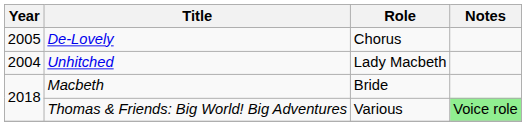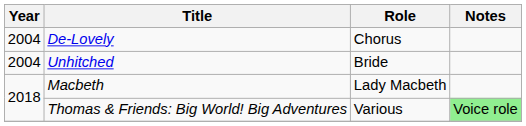(24, 39) 2005 -> (24, 39) 2004
(400, 62) Lady Macbeth -> (371, 62) Bride
(371, 86) Bride -> (400, 86) Lady Macbeth
